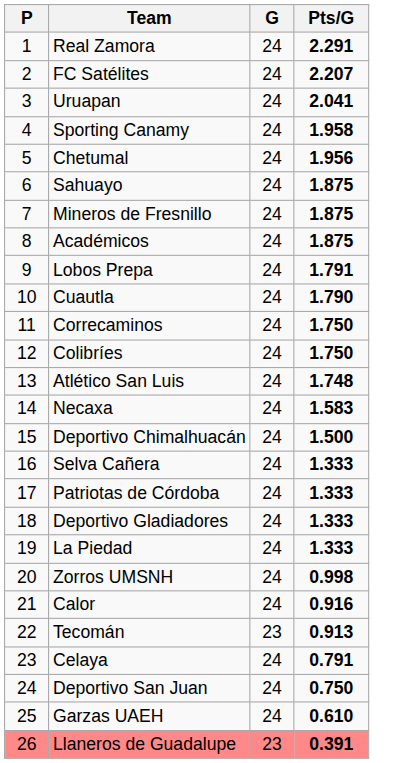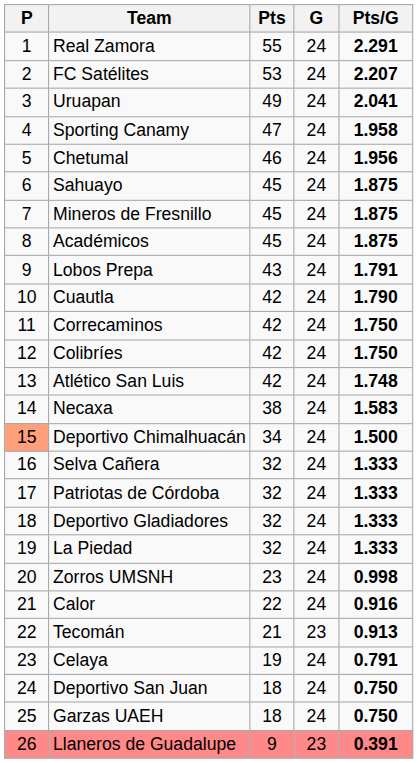+ column: (272, 18)
(27, 437) no background -> (27, 437) lightsalmon background
(331, 716) 0.610 -> (376, 716) 0.750
